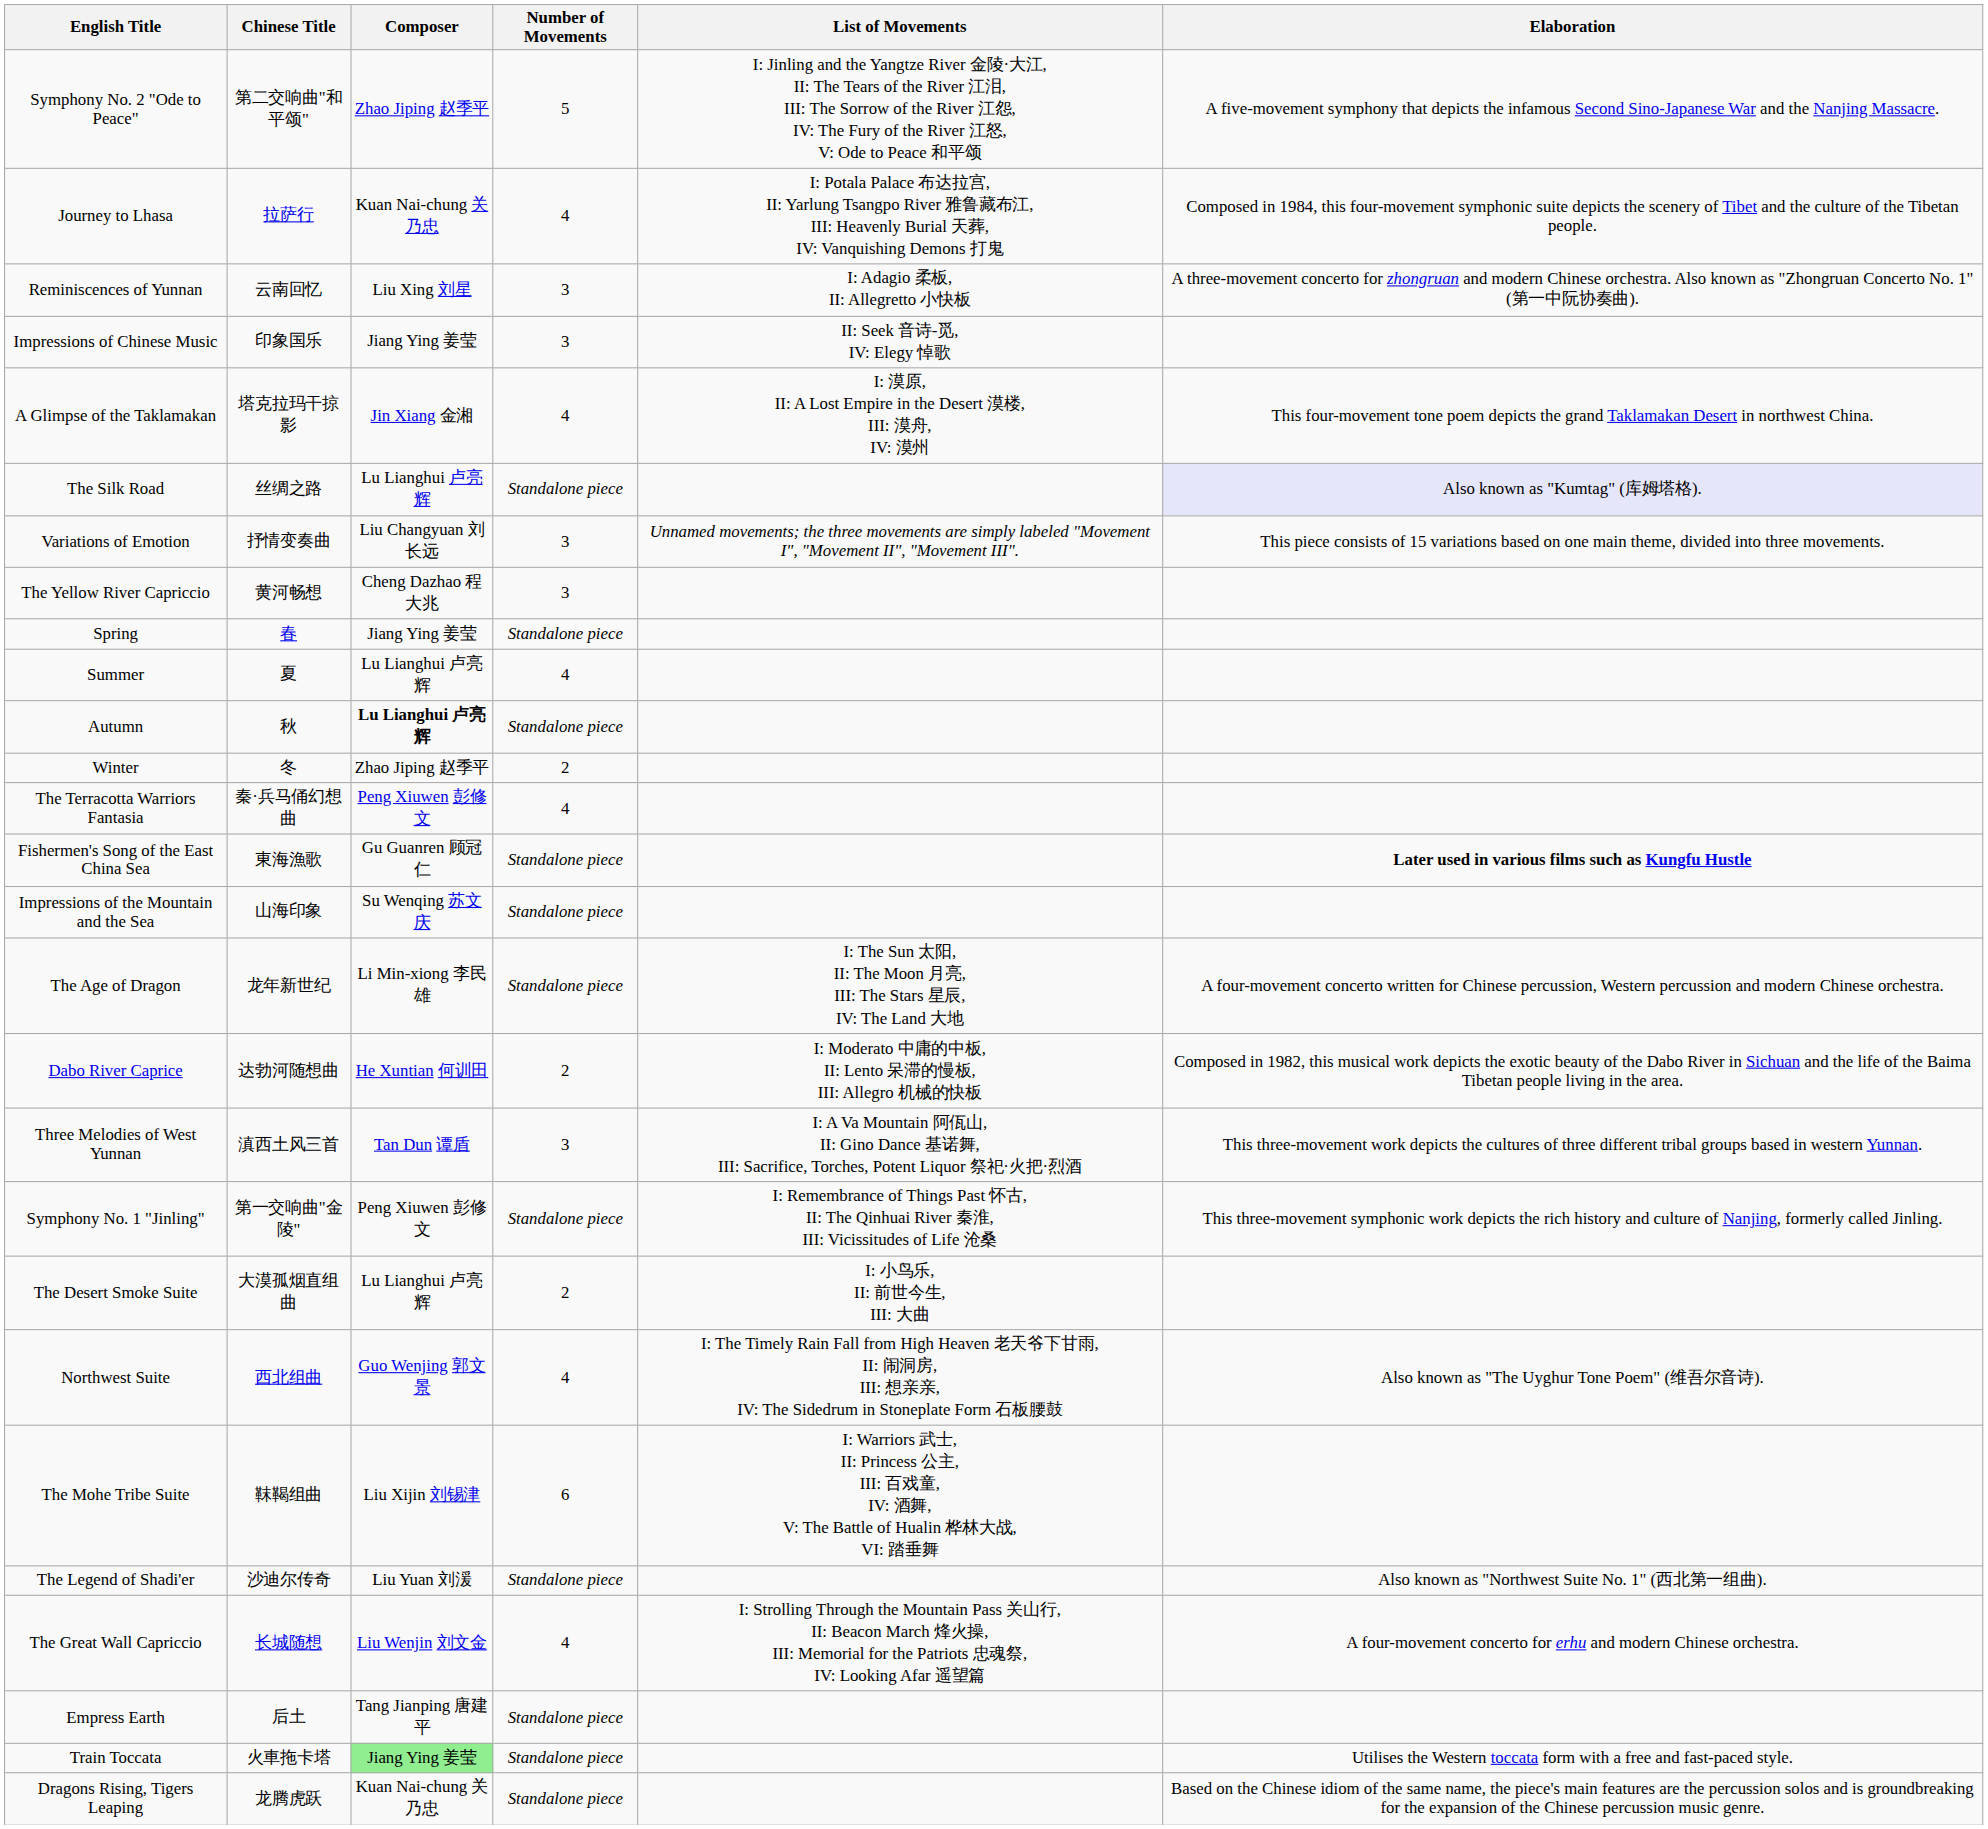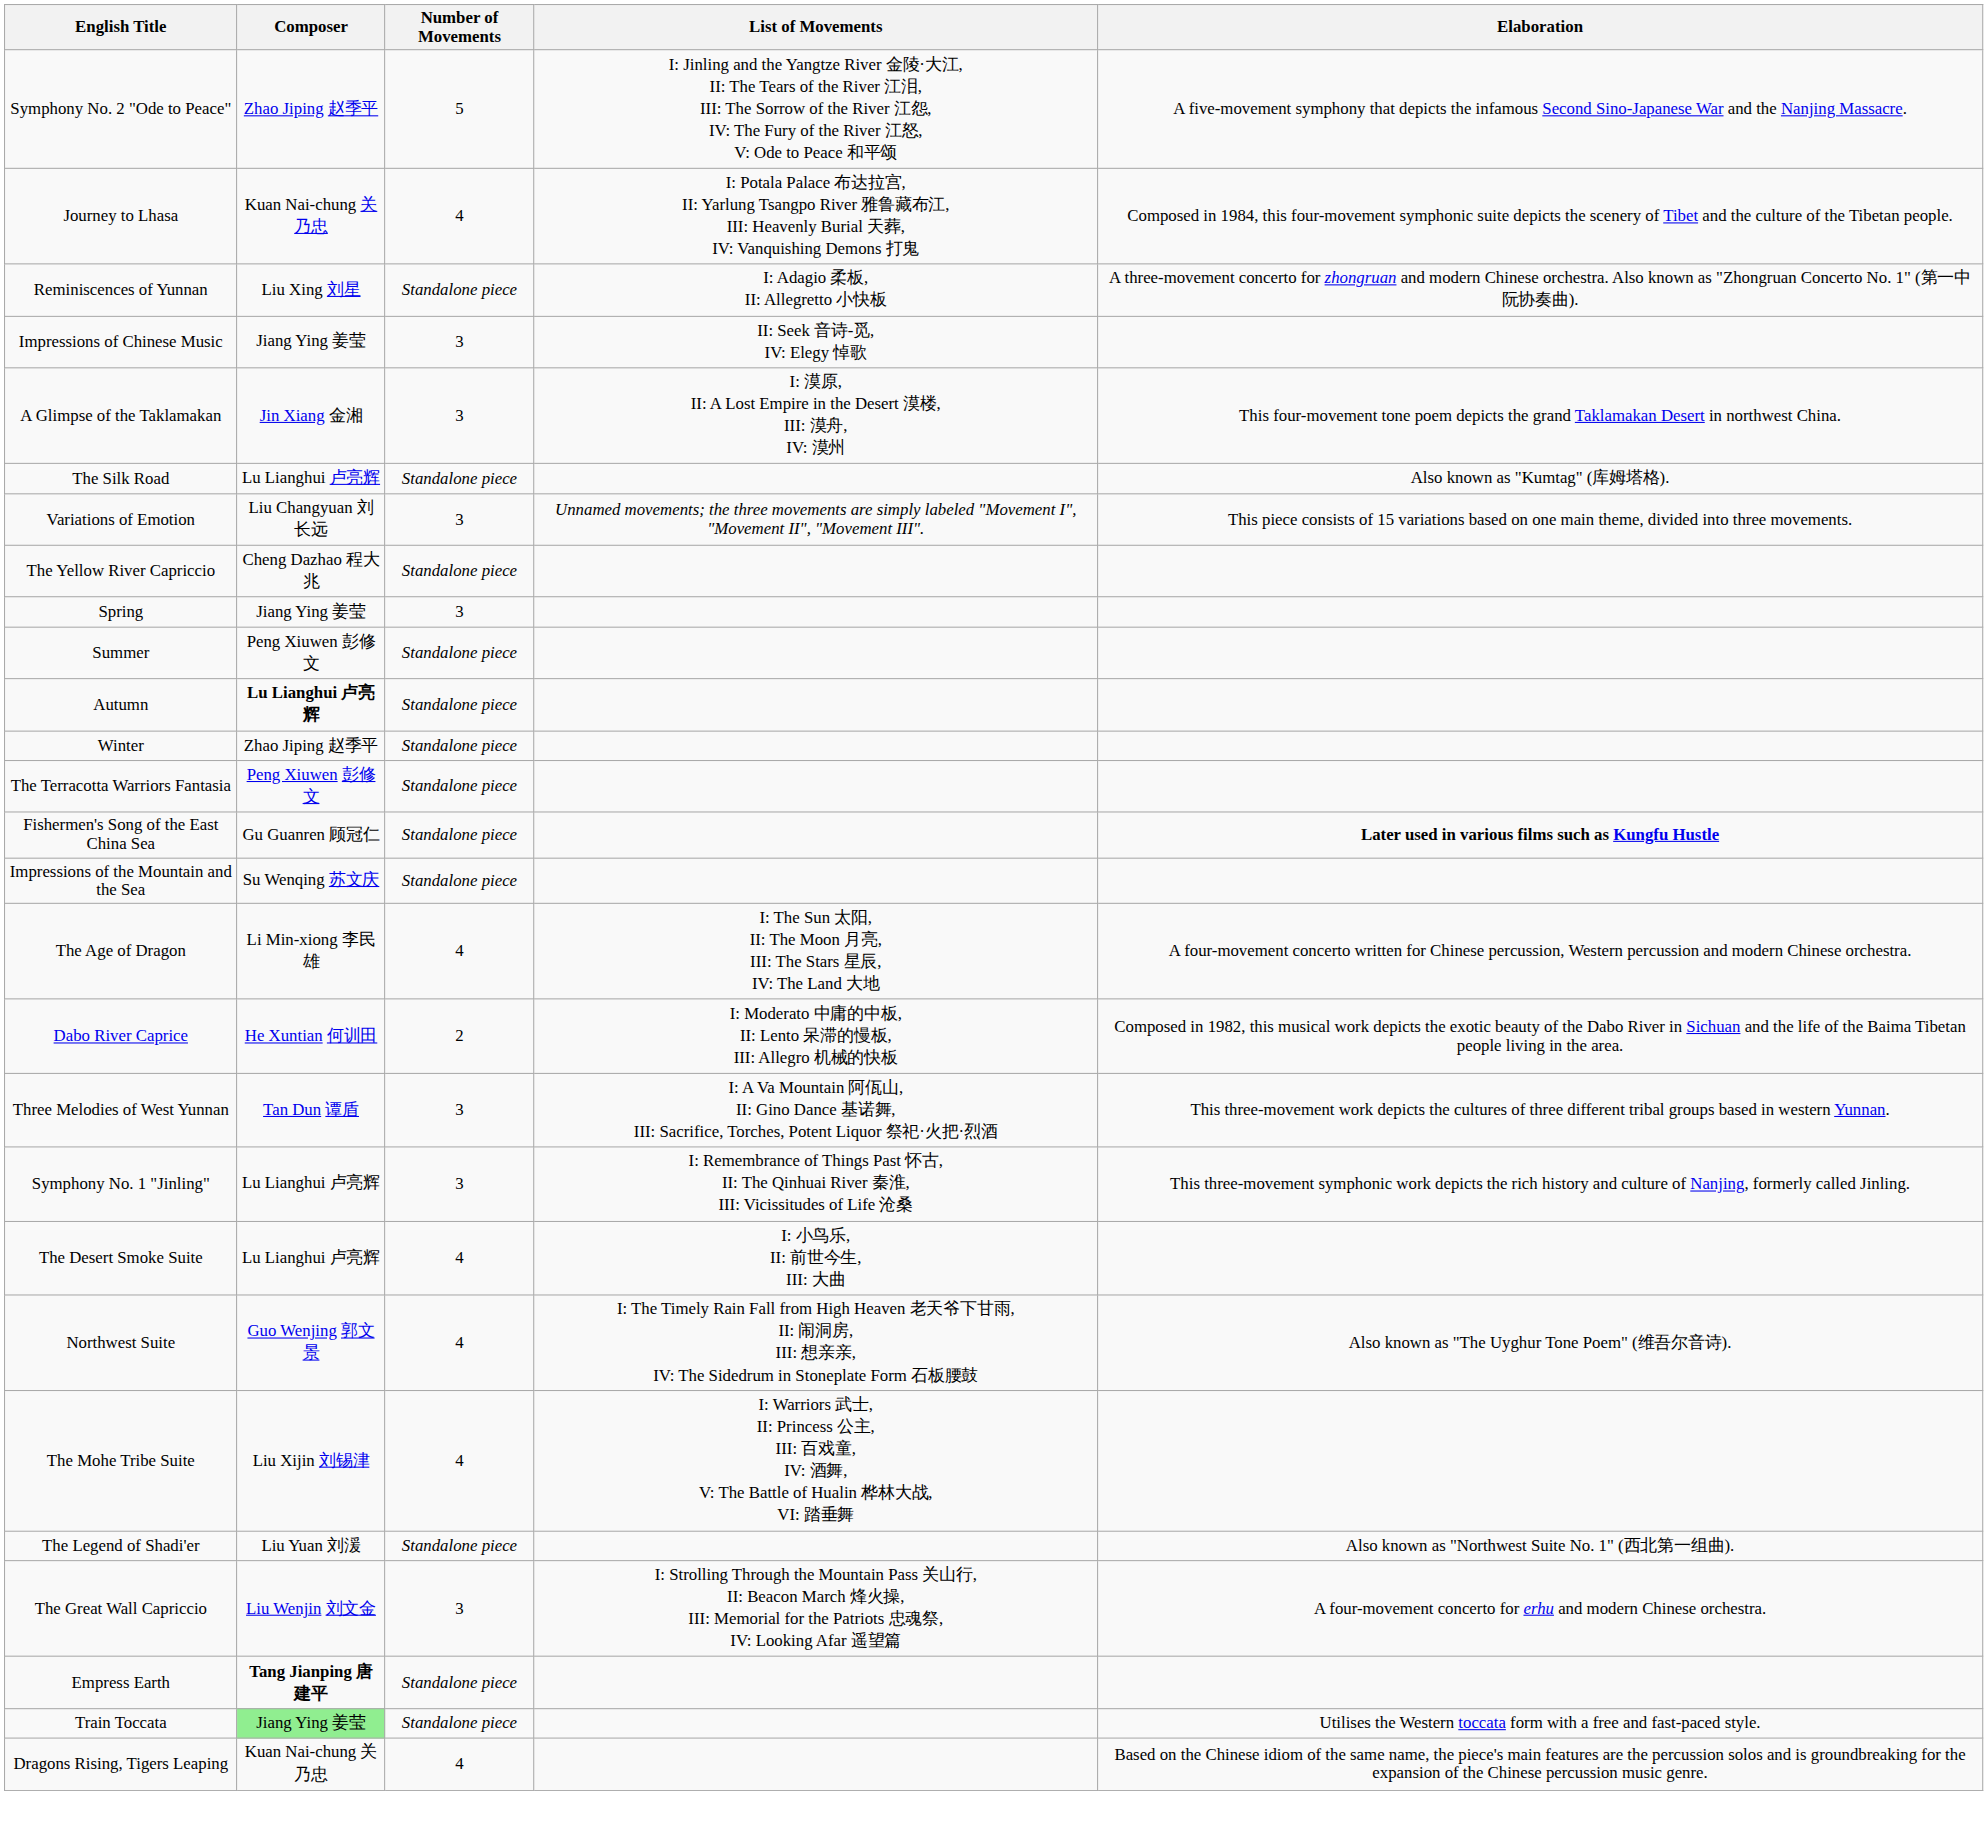- column: (289, 27)
(565, 289) 3 -> (459, 289) Standalone piece
(565, 415) 4 -> (459, 415) 3
(1572, 489) lavender background -> (1540, 477) no background
(565, 593) 3 -> (459, 571) Standalone piece
(565, 634) Standalone piece -> (459, 611) 3
(422, 674) Lu Lianghui 卢亮辉 -> (311, 652) Peng Xiuwen 彭修文
(565, 674) 4 -> (459, 652) Standalone piece
(565, 767) 2 -> (459, 745) Standalone piece
(565, 808) 4 -> (459, 786) Standalone piece
(565, 985) Standalone piece -> (459, 951) 4
(422, 1218) Peng Xiuwen 彭修文 -> (311, 1183) Lu Lianghui 卢亮辉
(565, 1218) Standalone piece -> (459, 1183) 3
(565, 1292) 2 -> (459, 1257) 4
(565, 1495) 6 -> (459, 1460) 4
(565, 1643) 4 -> (459, 1608) 3
(422, 1716) normal -> (311, 1681) bold
(565, 1798) Standalone piece -> (459, 1764) 4
